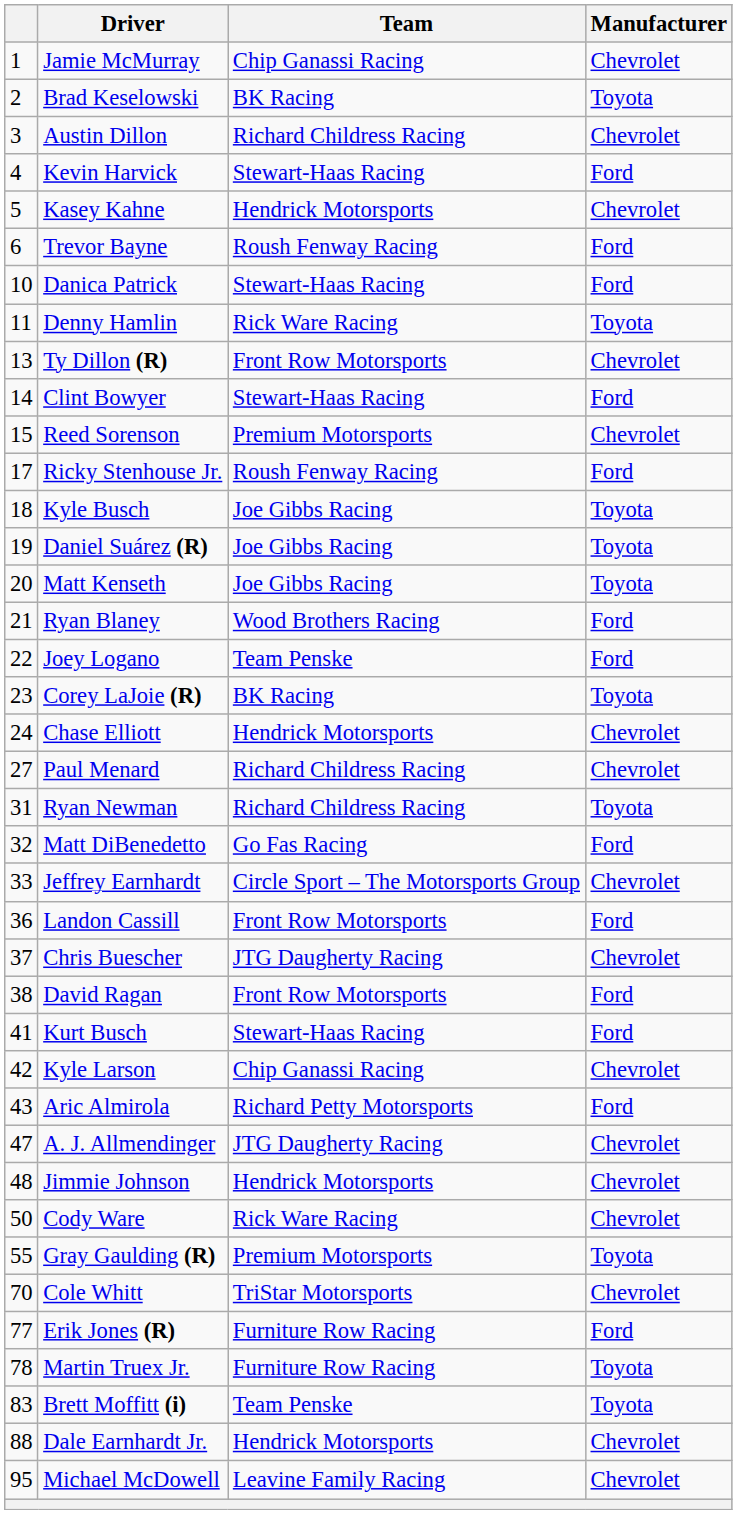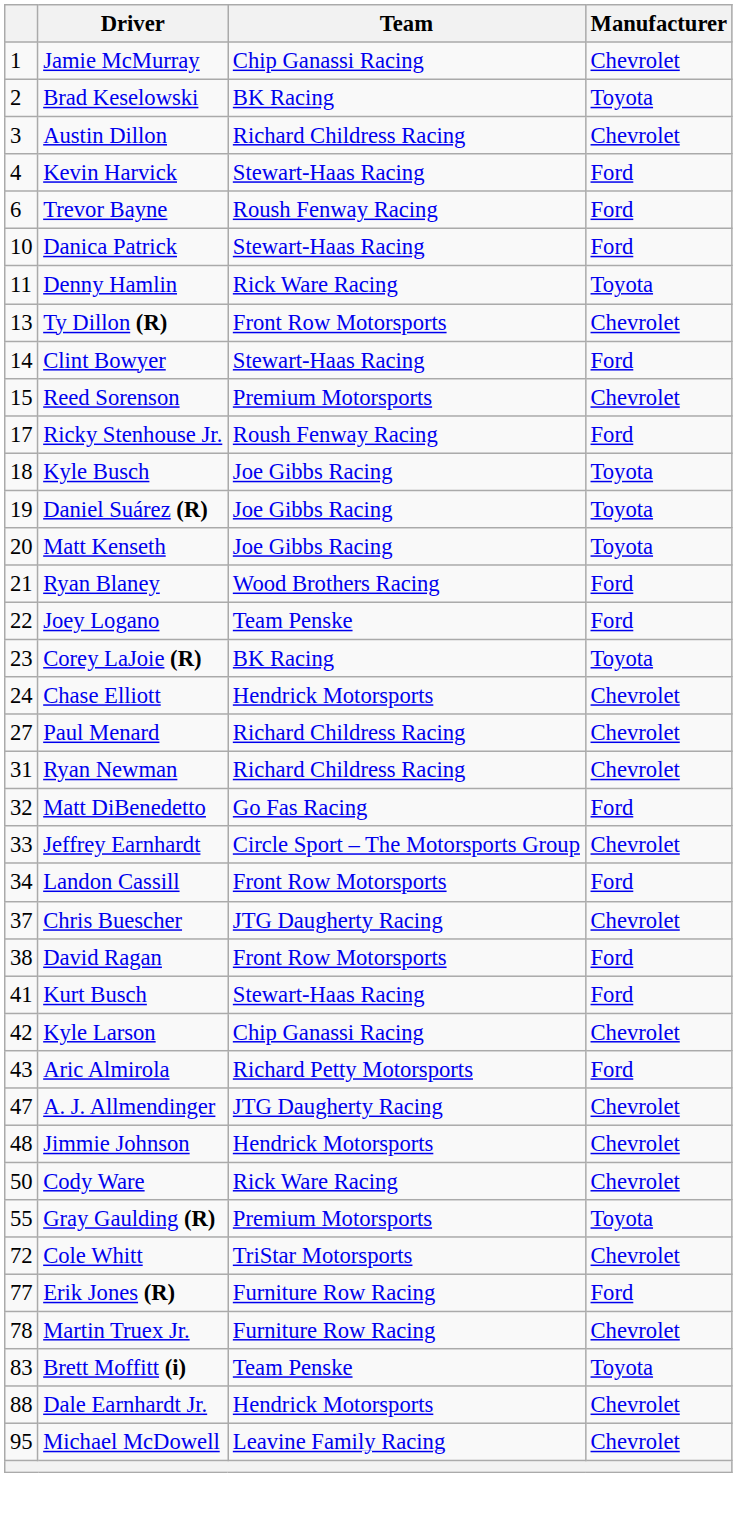- row: (104, 210)
(622, 807) Toyota -> (635, 770) Chevrolet
(21, 919) 36 -> (21, 882) 34
(21, 1293) 70 -> (21, 1255) 72
(622, 1367) Toyota -> (635, 1330) Chevrolet
